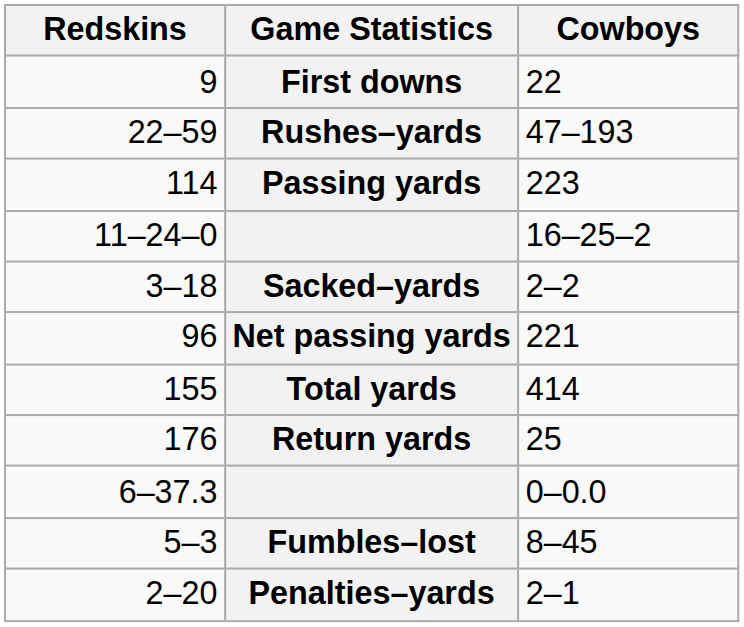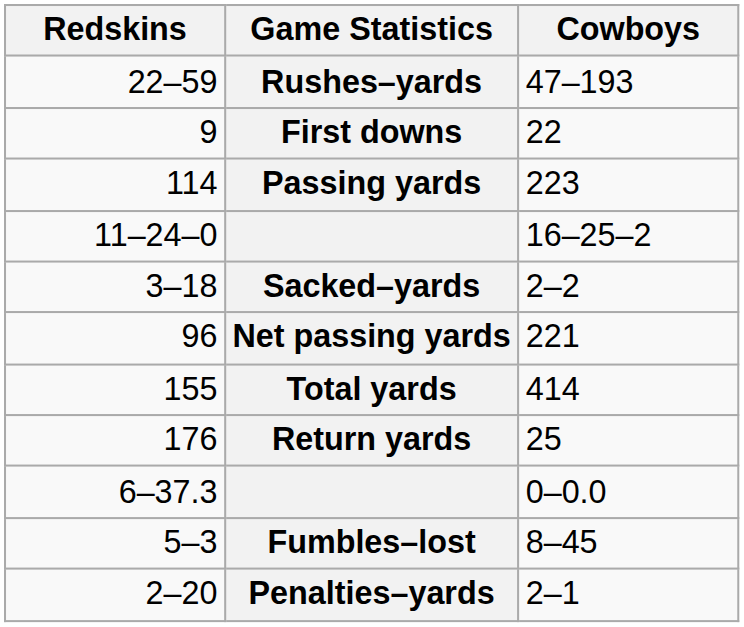rows swapped: (209, 81) <-> (173, 132)
